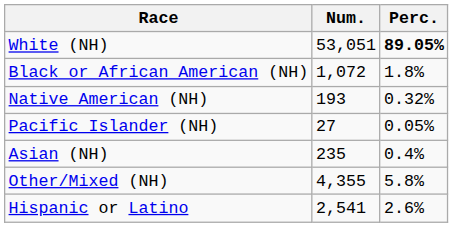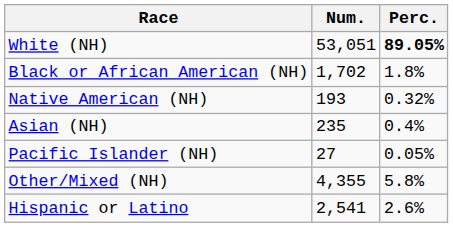(341, 72) 1,072 -> (341, 72) 1,702
rows swapped: (59, 154) <-> (113, 127)
